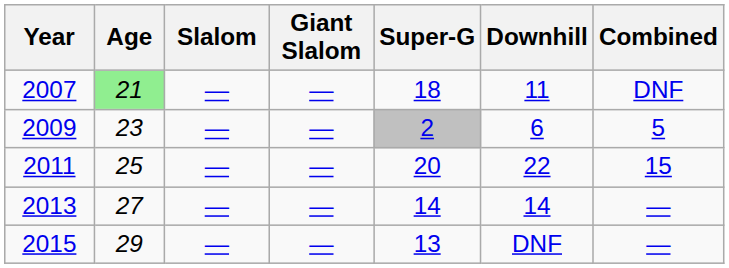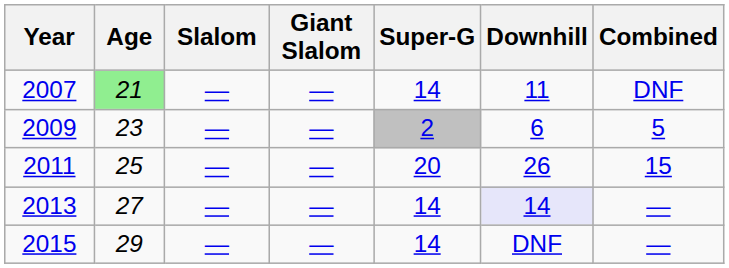(427, 89) 18 -> (427, 89) 14
(537, 166) 22 -> (537, 166) 26
(537, 205) no background -> (537, 205) lavender background
(427, 243) 13 -> (427, 243) 14
